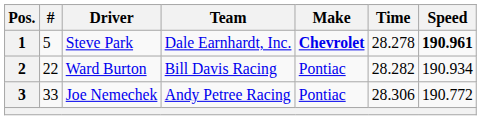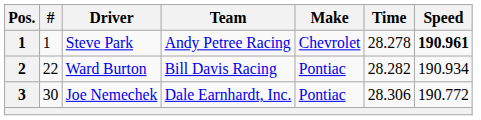(47, 43) 5 -> (47, 43) 1
(228, 43) Dale Earnhardt, Inc. -> (228, 43) Andy Petree Racing
(332, 43) bold -> (330, 43) normal
(51, 95) 33 -> (51, 95) 30
(228, 95) Andy Petree Racing -> (228, 95) Dale Earnhardt, Inc.
